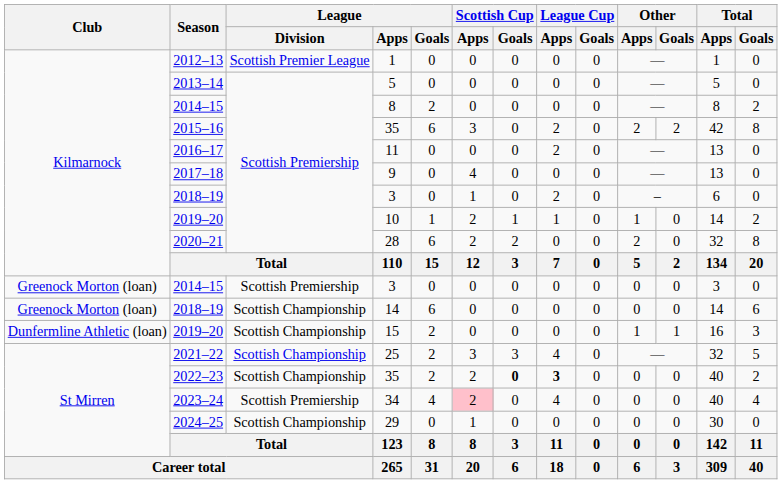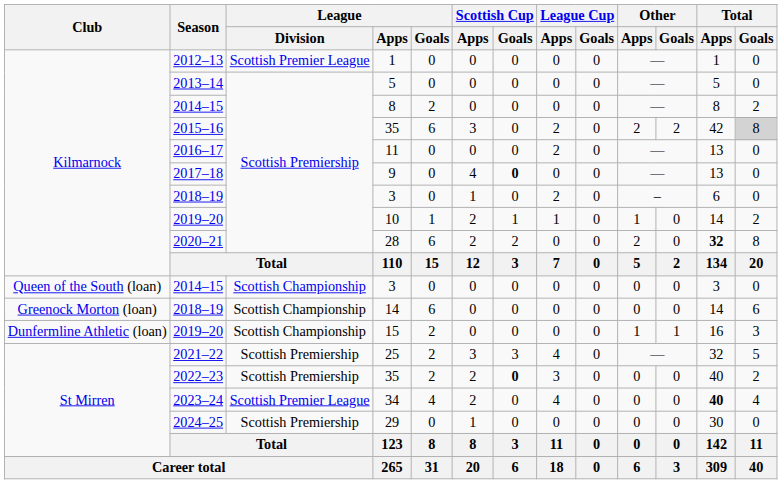(756, 128) no background -> (756, 128) lightgrey background
(515, 173) normal -> (515, 173) bold
(716, 241) normal -> (716, 241) bold
(87, 286) Greenock Morton (loan) -> (87, 286) Queen of the South (loan)
(300, 286) Scottish Premiership -> (300, 286) Scottish Championship
(300, 354) Scottish Championship -> (300, 354) Scottish Premiership
(300, 377) Scottish Championship -> (300, 377) Scottish Premiership
(556, 377) bold -> (556, 377) normal
(300, 399) Scottish Premiership -> (300, 399) Scottish Premier League
(473, 399) pink background -> (473, 399) no background
(716, 399) normal -> (716, 399) bold
(300, 422) Scottish Championship -> (300, 422) Scottish Premiership
